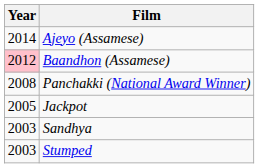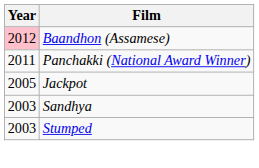- row: (93, 38)
(22, 83) 2008 -> (22, 60) 2011
